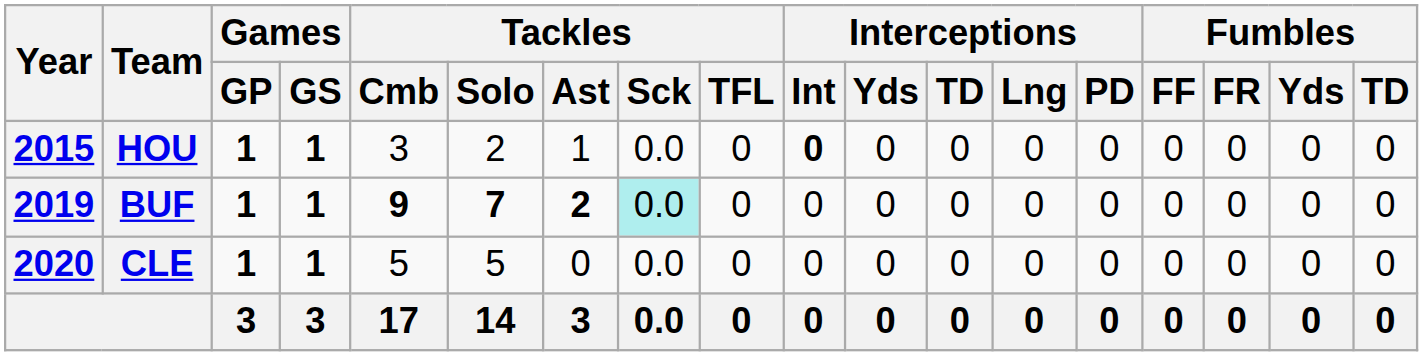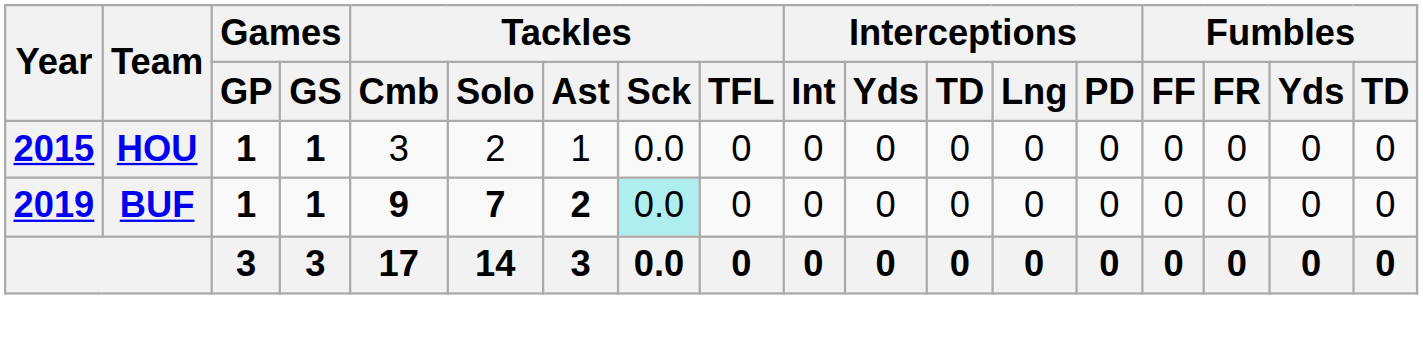(813, 148) bold -> (813, 148) normal
- row: (157, 263)
